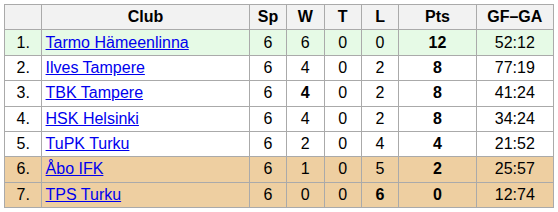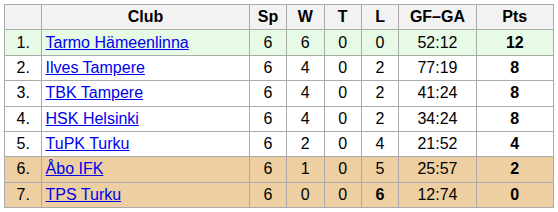columns swapped: (515, 17) <-> (437, 17)
(305, 93) bold -> (305, 93) normal
